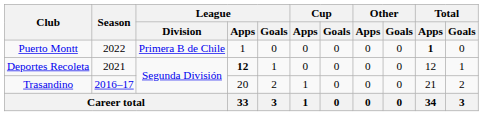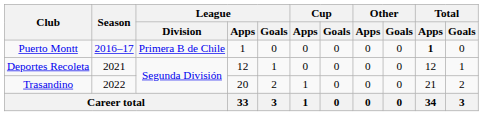(114, 48) 2022 -> (114, 48) 2016–17
(243, 66) bold -> (243, 66) normal
(114, 84) 2016–17 -> (114, 84) 2022
